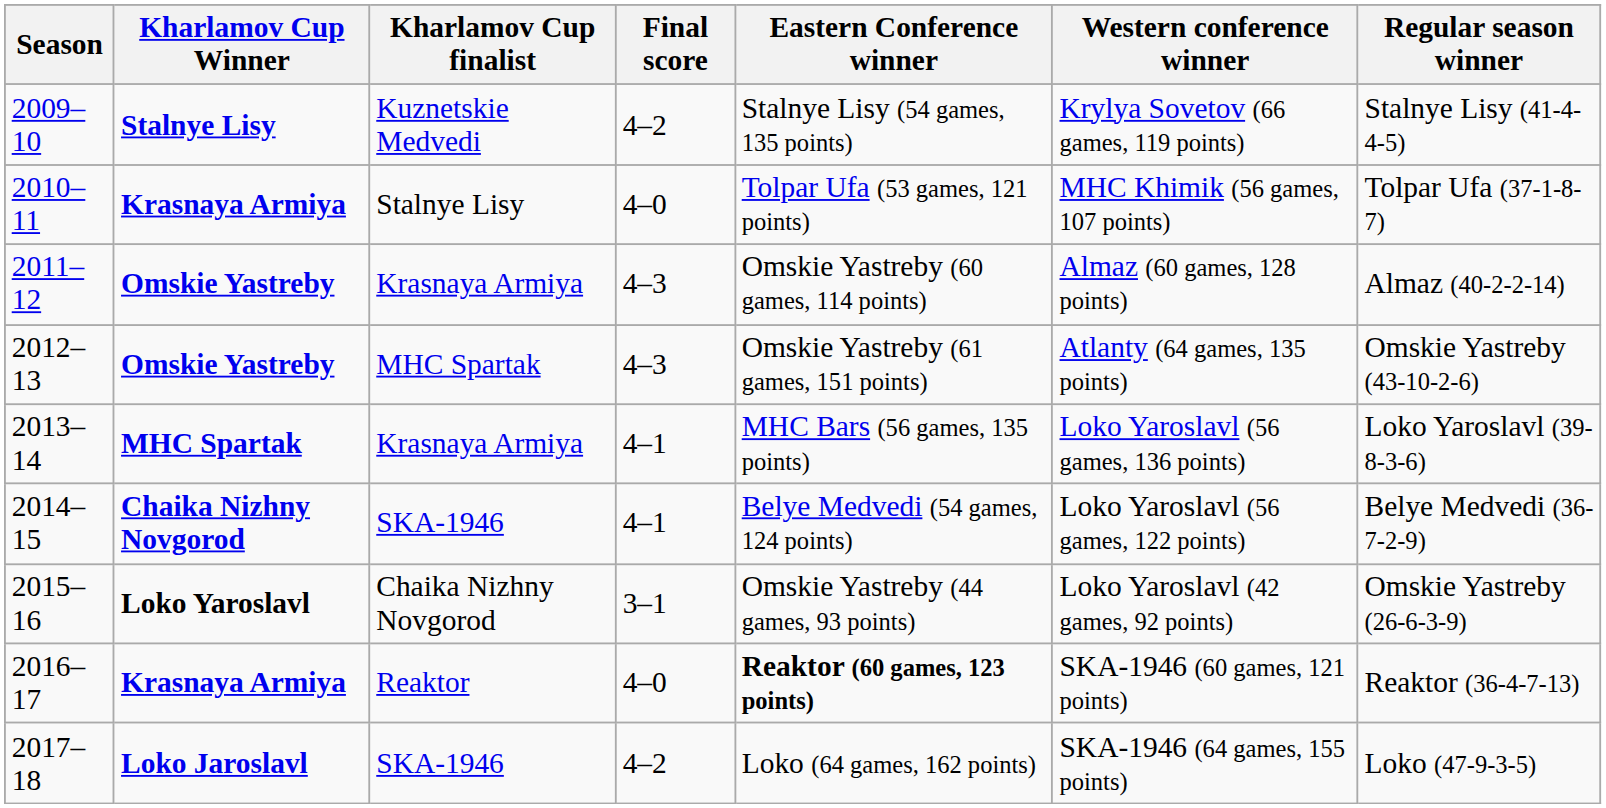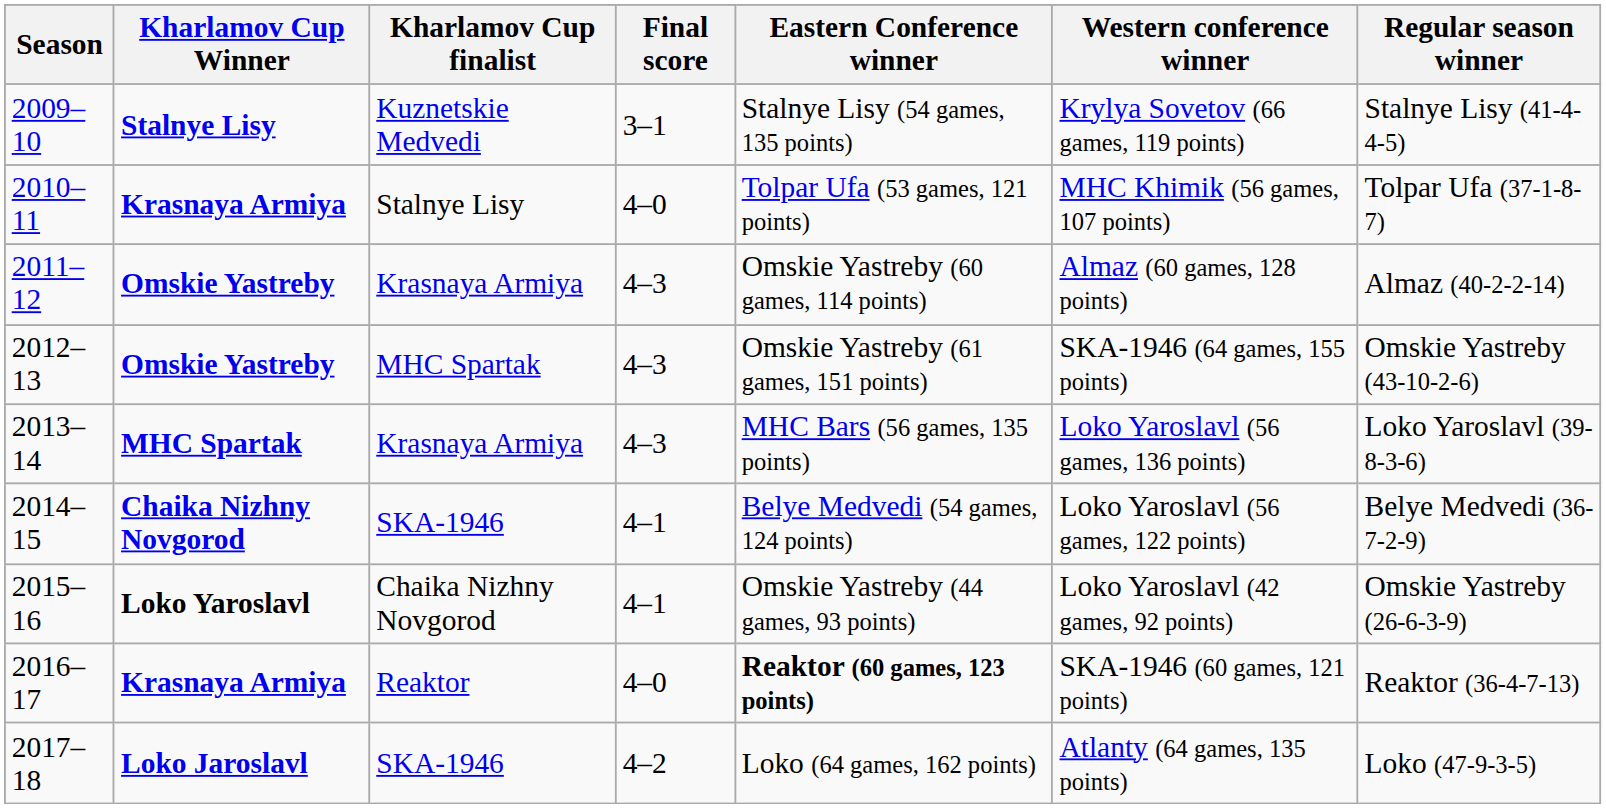(645, 124) 4–2 -> (645, 124) 3–1
(1183, 363) Atlanty (64 games, 135 points) -> (1202, 363) SKA-1946 (64 games, 155 points)
(645, 443) 4–1 -> (645, 443) 4–3
(645, 603) 3–1 -> (645, 603) 4–1
(1202, 762) SKA-1946 (64 games, 155 points) -> (1183, 762) Atlanty (64 games, 135 points)
